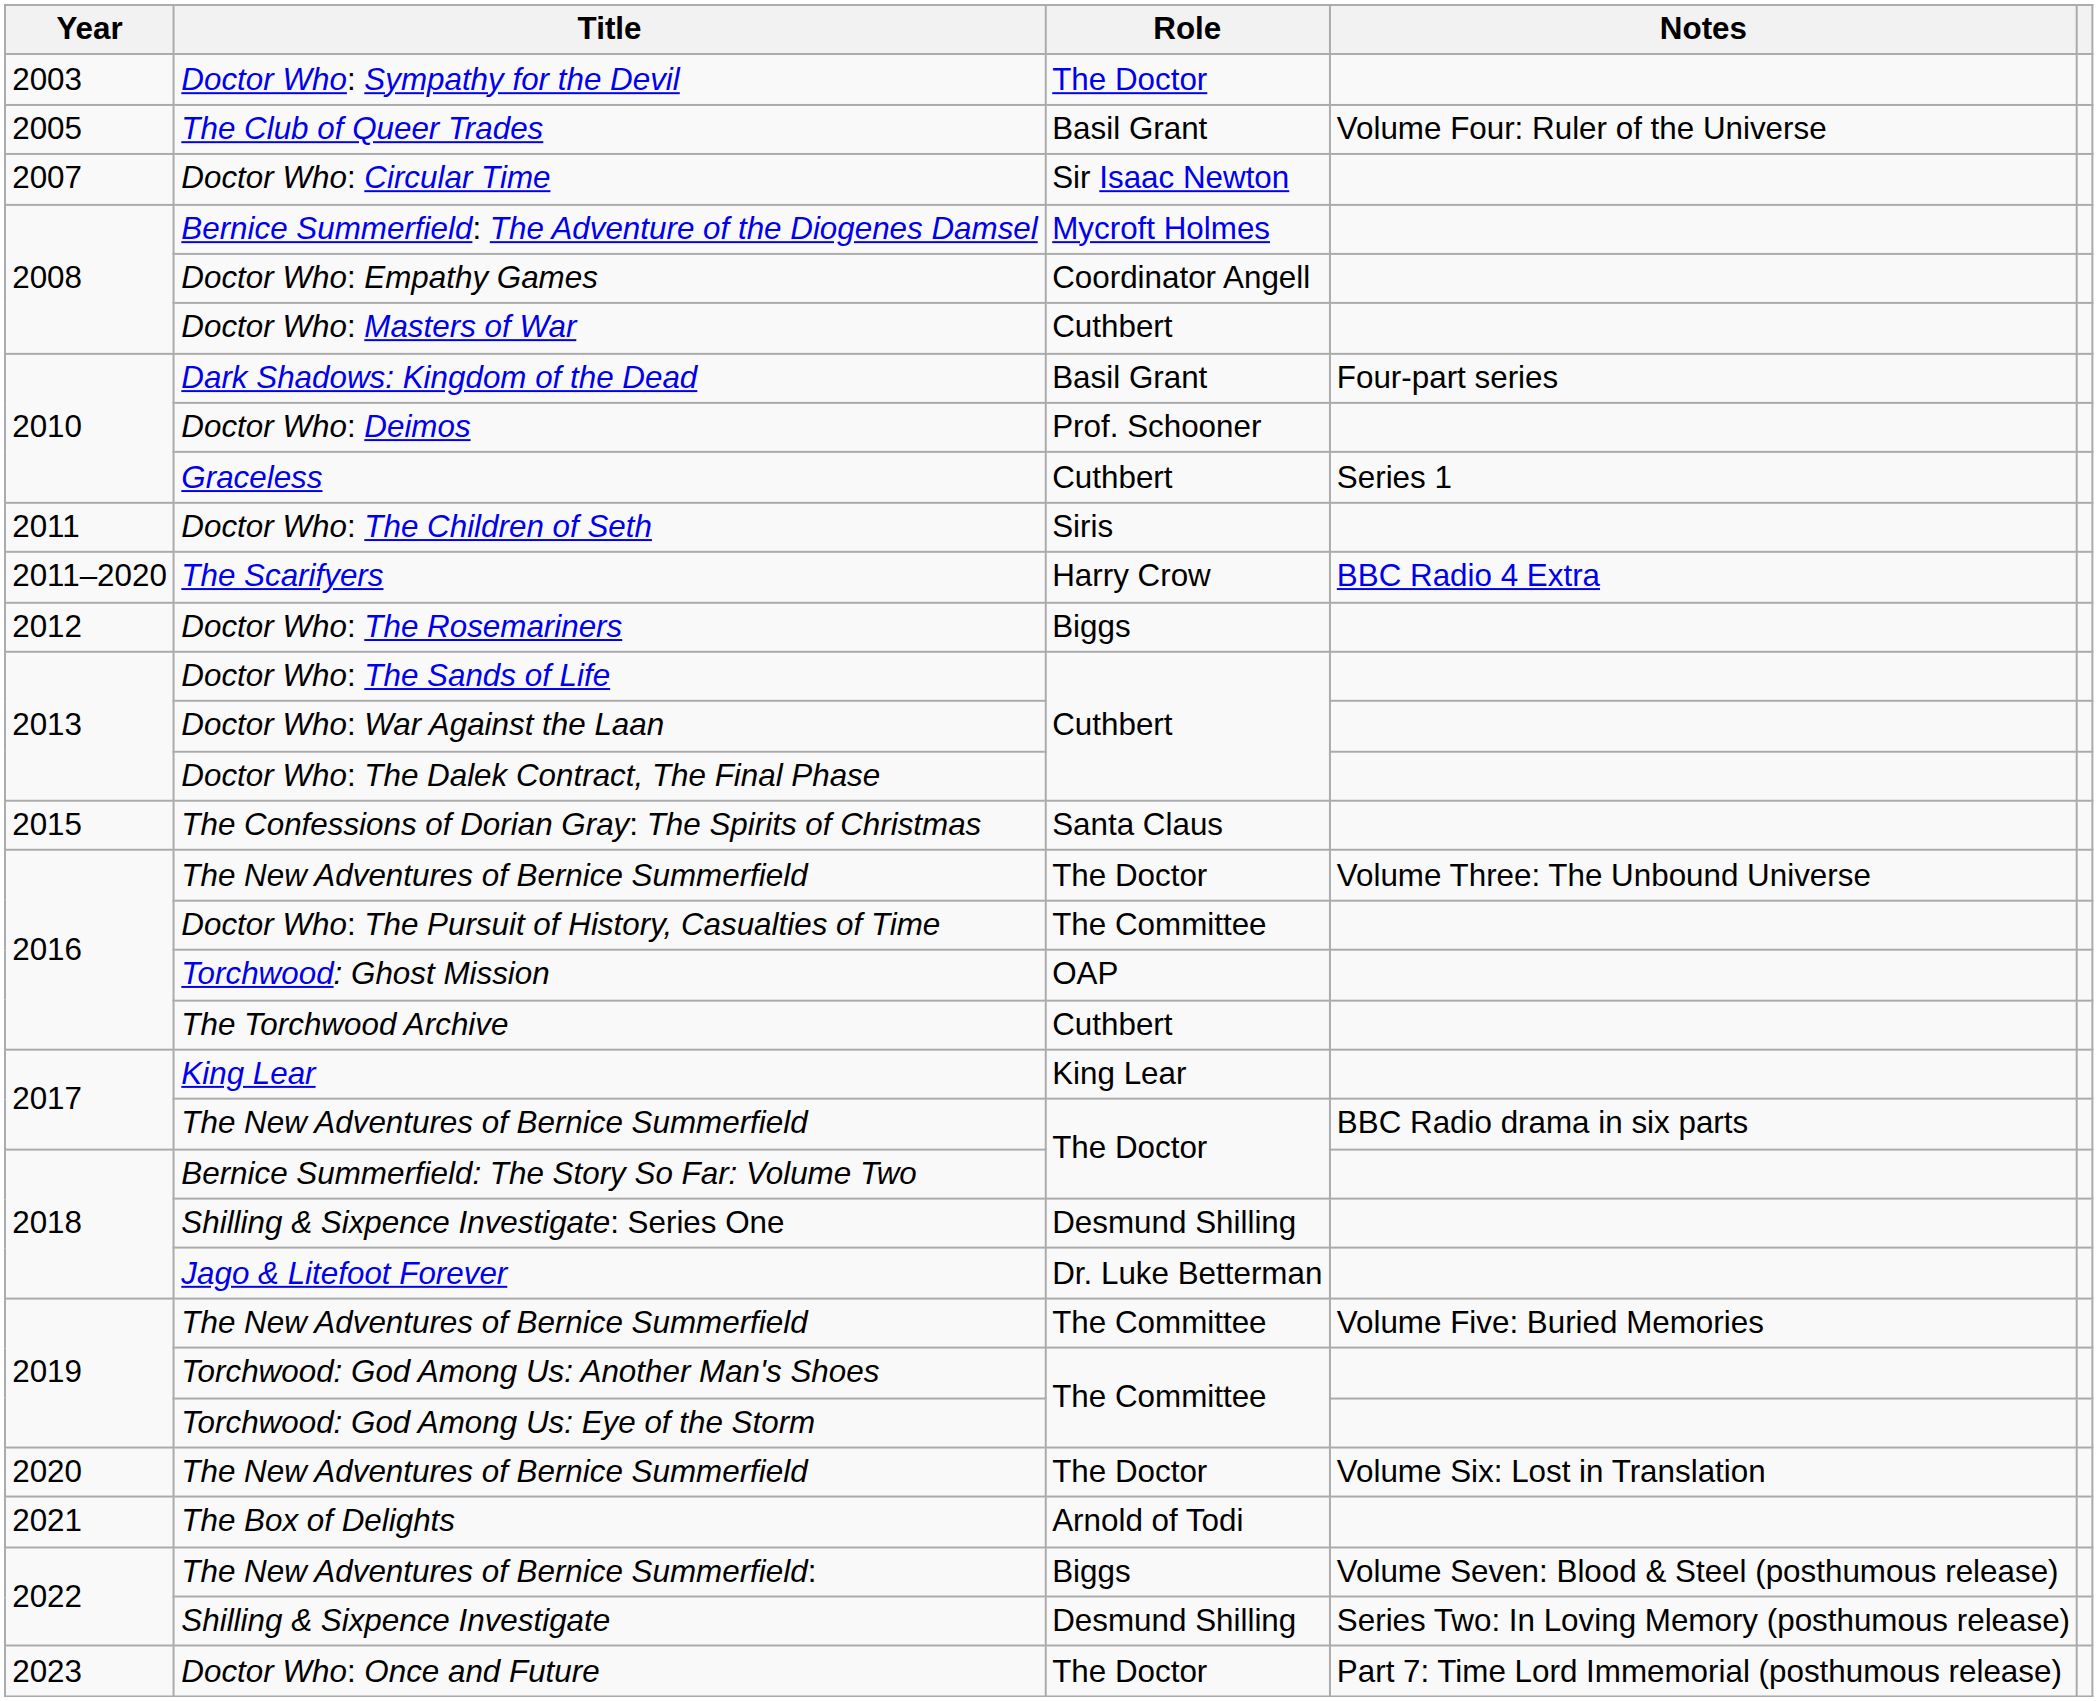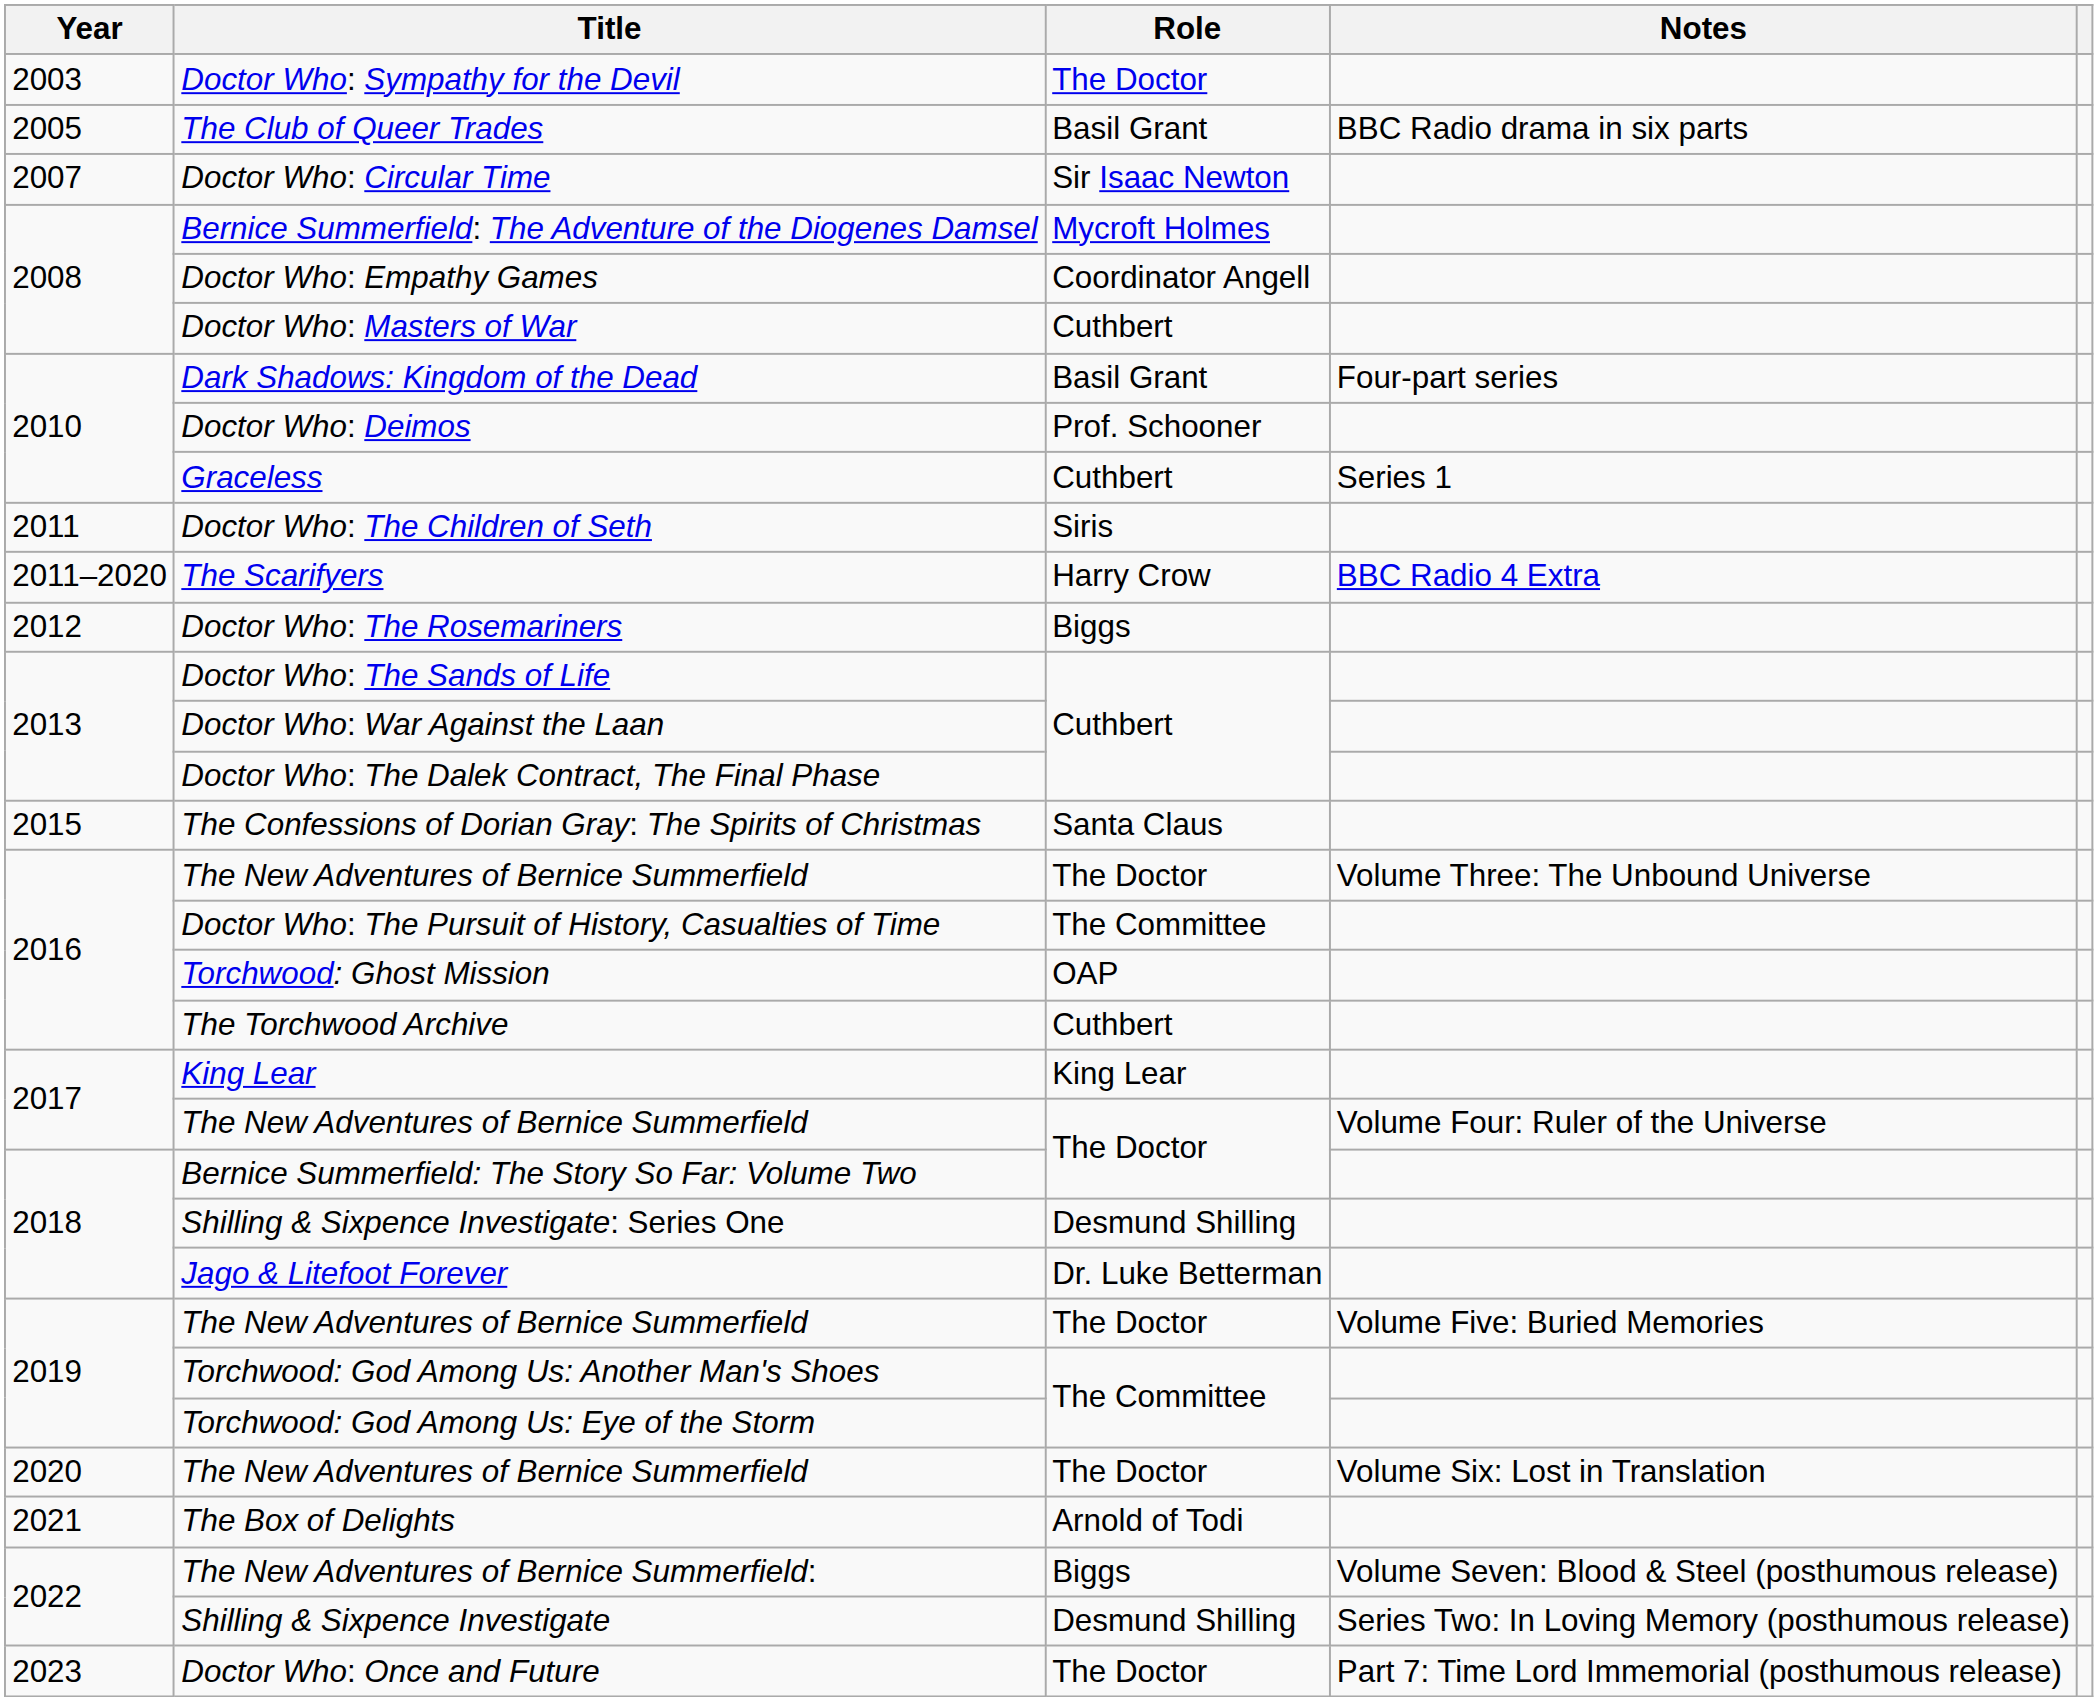(1582, 128) Volume Four: Ruler of the Universe -> (1542, 128) BBC Radio drama in six parts
(1542, 1123) BBC Radio drama in six parts -> (1582, 1123) Volume Four: Ruler of the Universe
(1159, 1322) The Committee -> (1130, 1322) The Doctor
